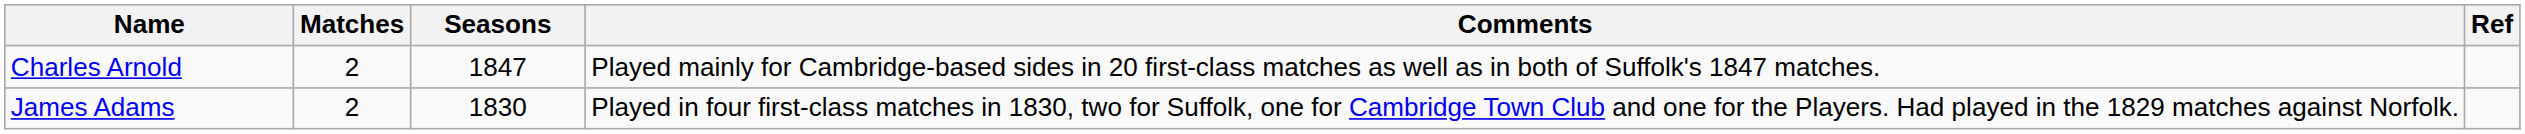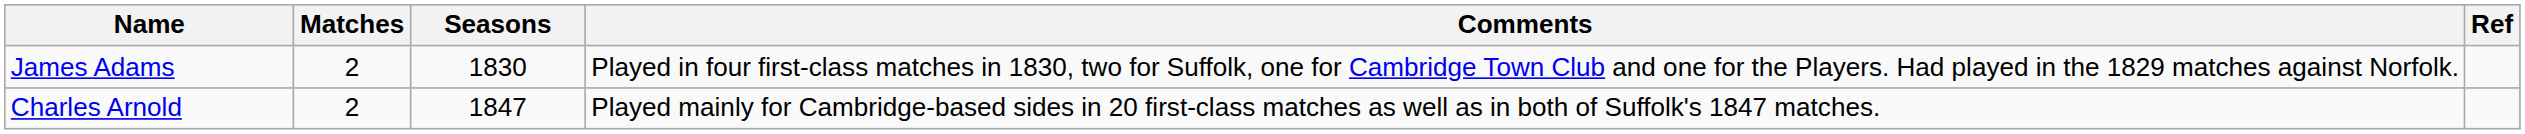rows swapped: (93, 107) <-> (96, 66)
